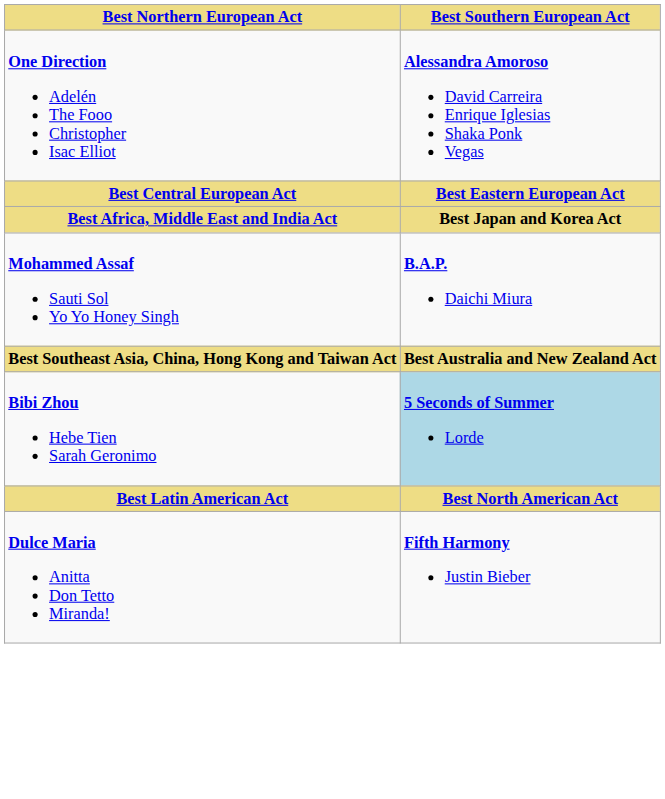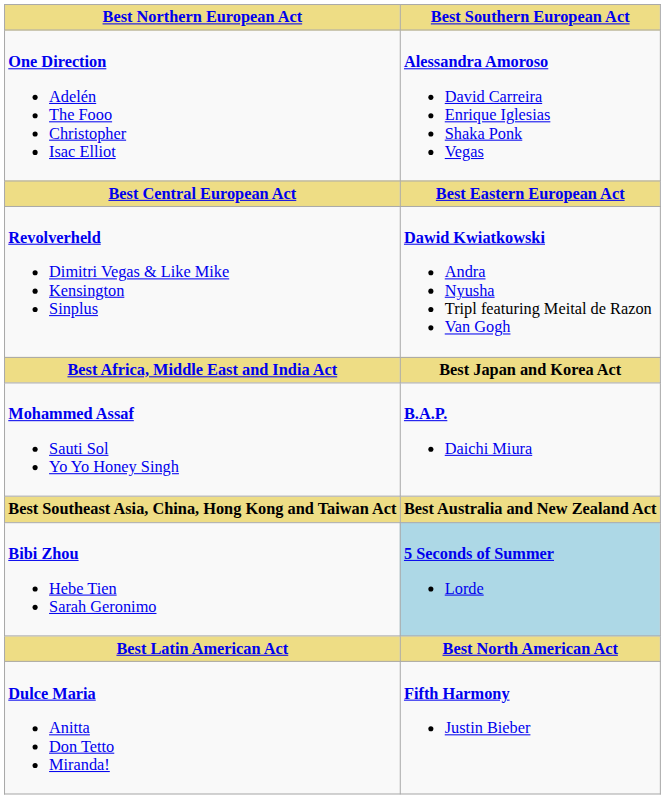+ row: (202, 274)
